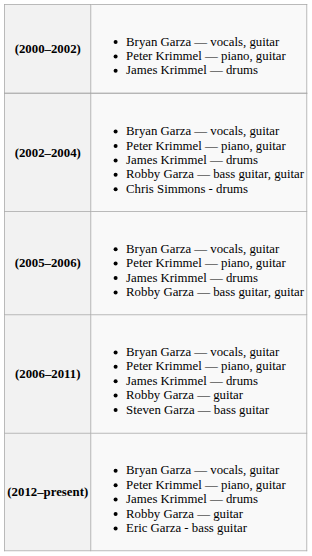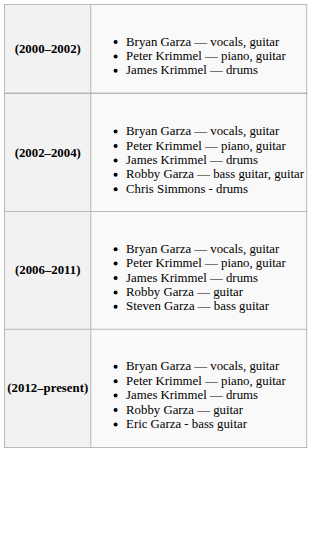- row: (48, 263)
